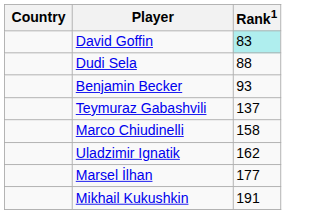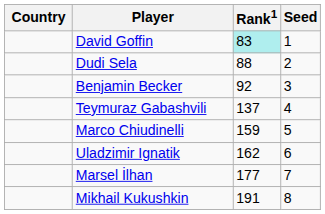+ column: (301, 17)
(244, 86) 93 -> (244, 86) 92
(248, 131) 158 -> (248, 131) 159
